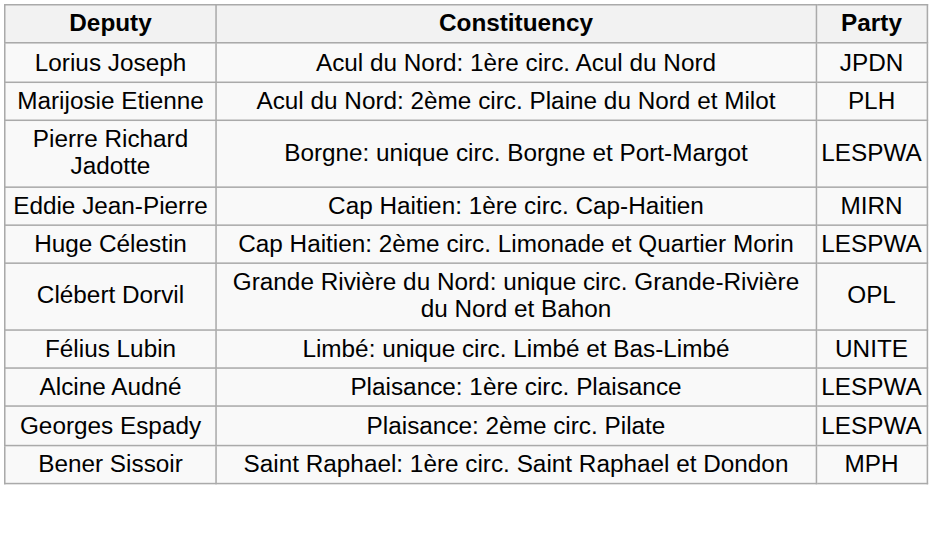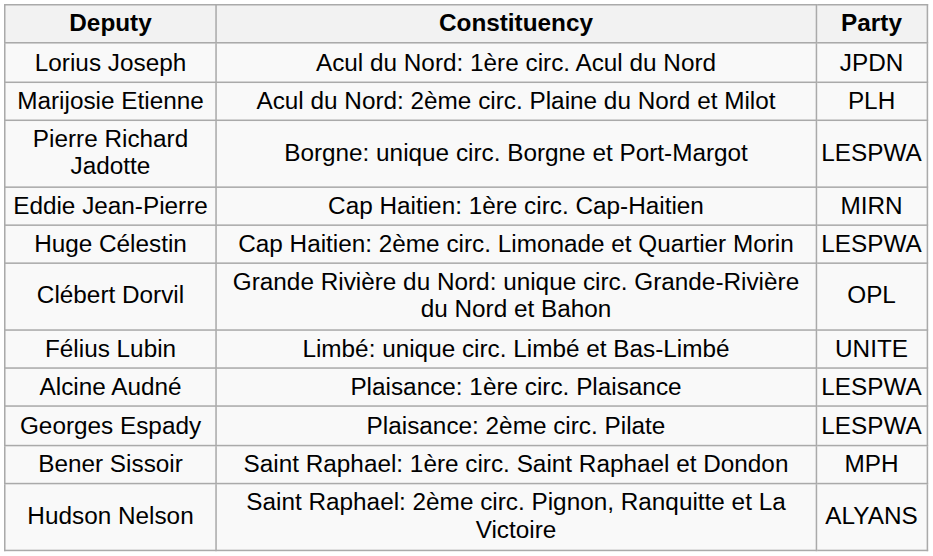+ row: (111, 516)
